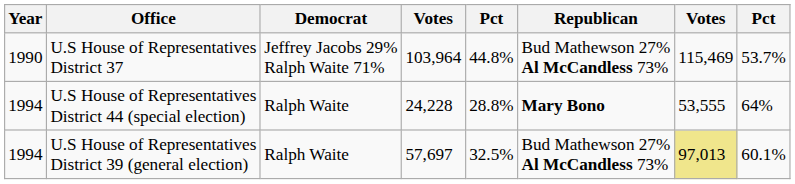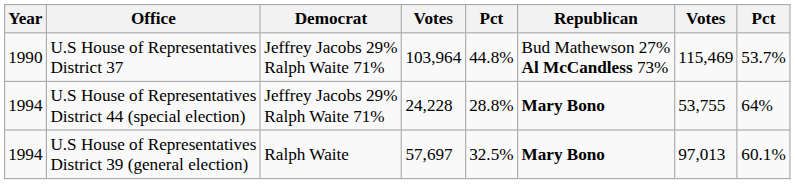(307, 105) Ralph Waite -> (331, 105) Jeffrey Jacobs 29% Ralph Waite 71%
(702, 105) 53,555 -> (702, 105) 53,755
(596, 154) Bud Mathewson 27% Al McCandless 73% -> (563, 154) Mary Bono
(702, 154) khaki background -> (702, 154) no background
